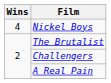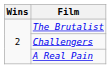- row: (63, 27)
